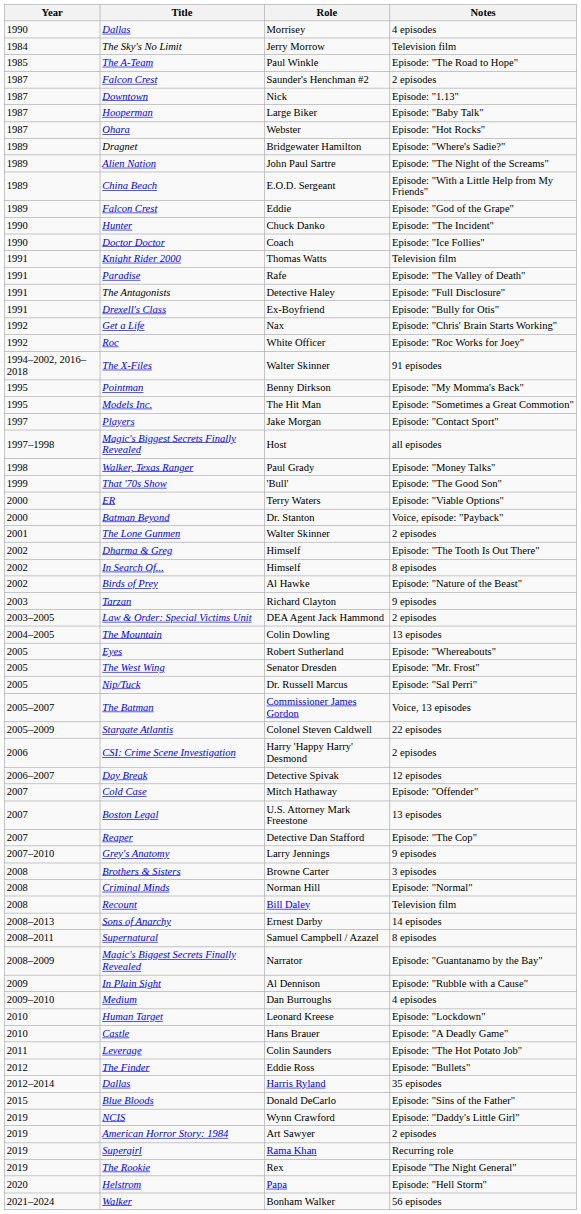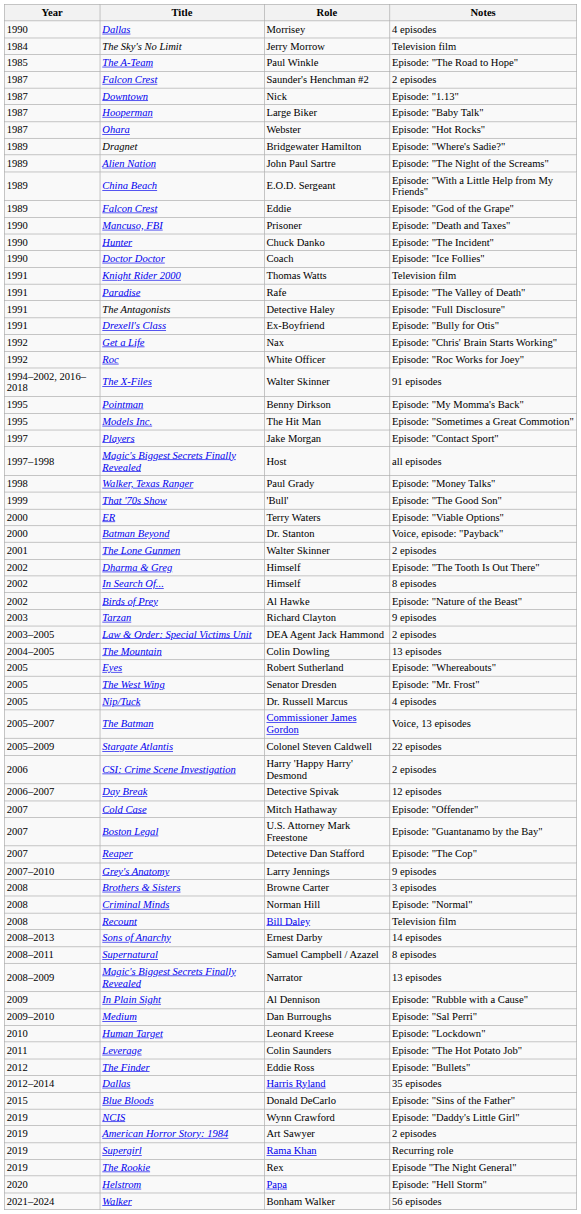+ row: (132, 225)
(435, 684) Episode: "Sal Perri" -> (414, 701) 4 episodes
(417, 815) 13 episodes -> (467, 831) Episode: "Guantanamo by the Bay"
(467, 960) Episode: "Guantanamo by the Bay" -> (417, 977) 13 episodes
(414, 1000) 4 episodes -> (435, 1017) Episode: "Sal Perri"
- row: (116, 1033)
